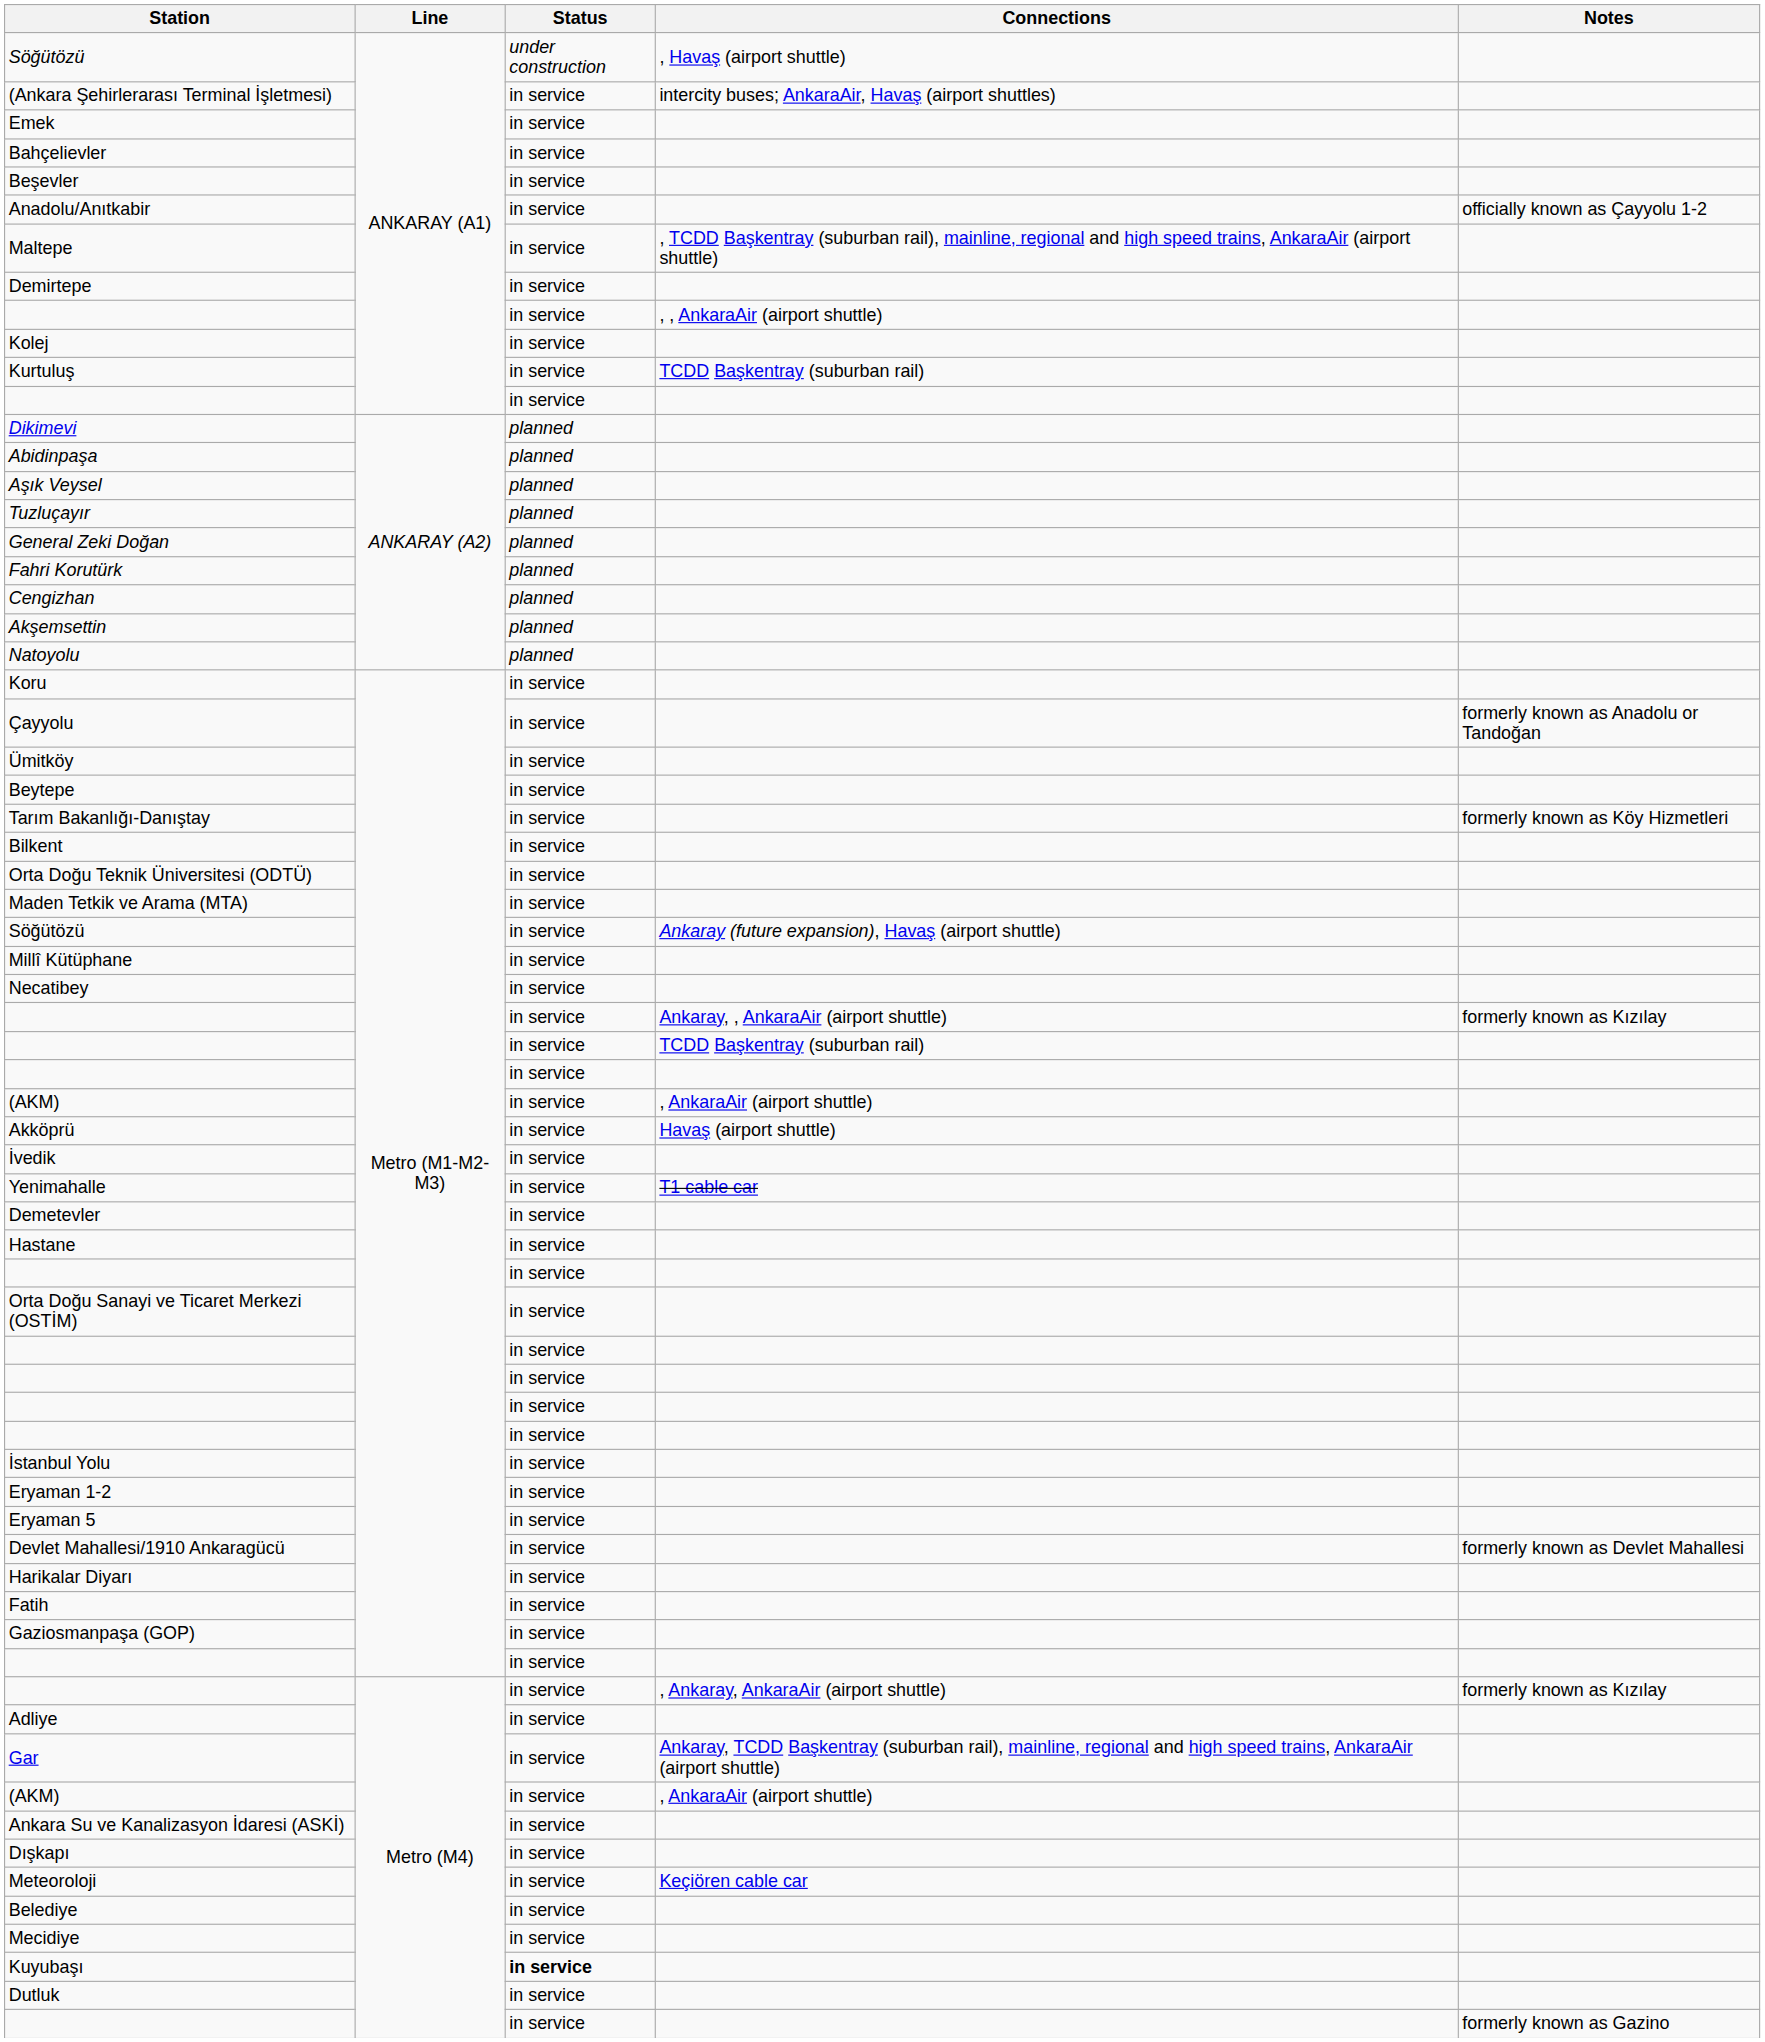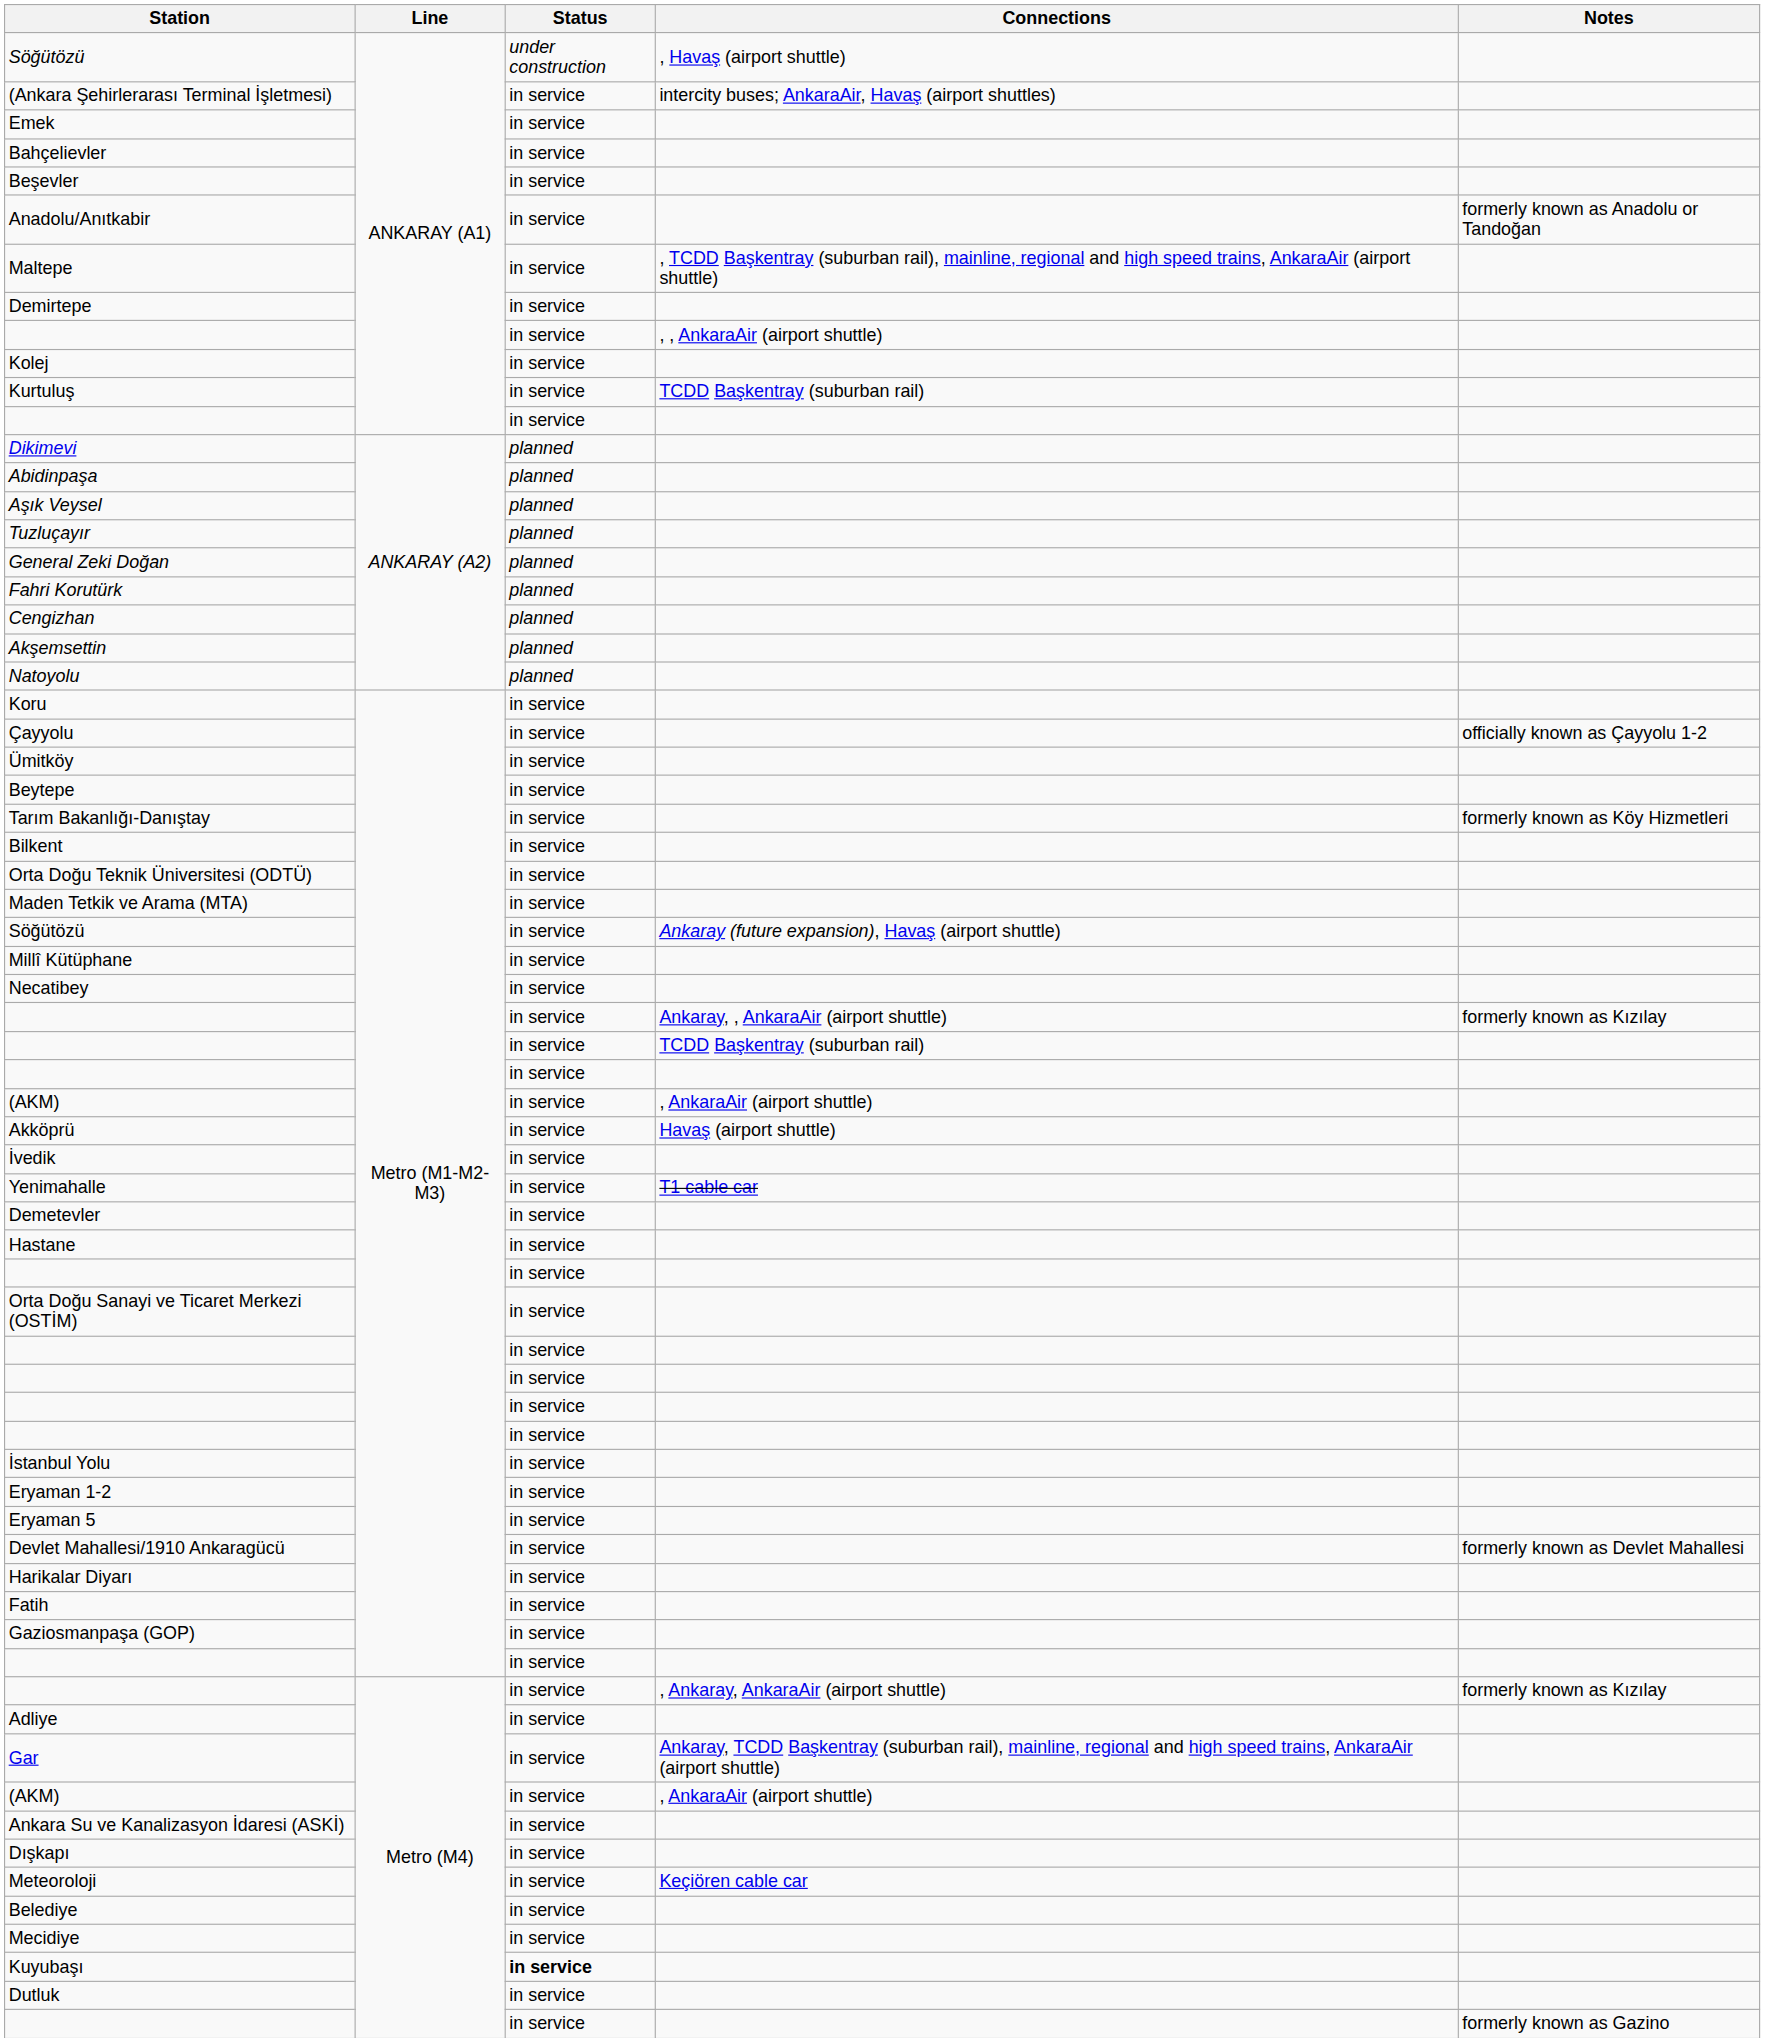(1585, 209) officially known as Çayyolu 1-2 -> (1580, 219) formerly known as Anadolu or Tandoğan
(1580, 722) formerly known as Anadolu or Tandoğan -> (1585, 732) officially known as Çayyolu 1-2
